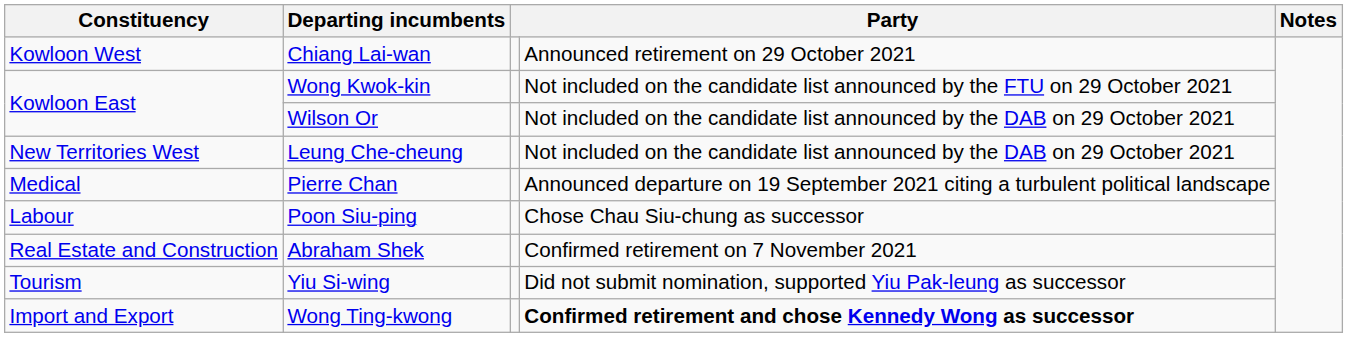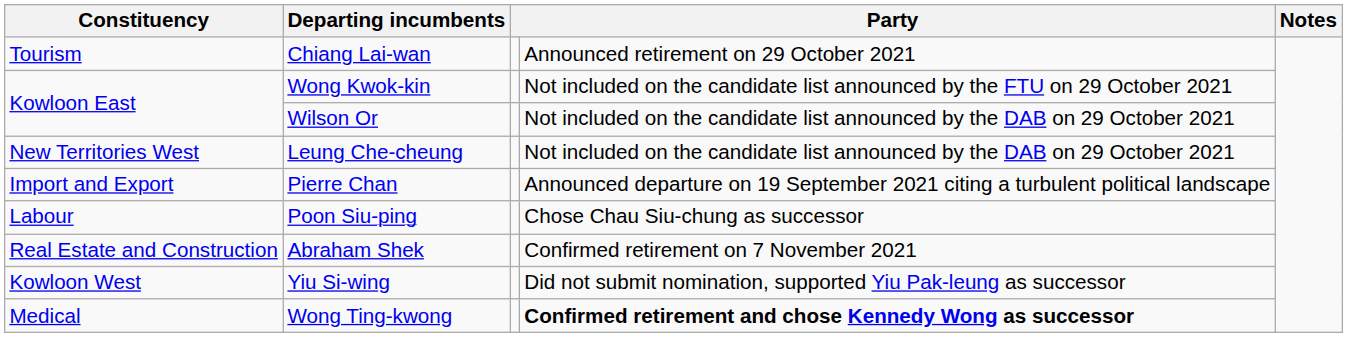(75, 53) Kowloon West -> (46, 53) Tourism
(45, 184) Medical -> (91, 184) Import and Export
(46, 282) Tourism -> (75, 282) Kowloon West
(91, 315) Import and Export -> (45, 315) Medical
